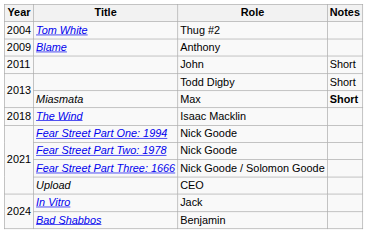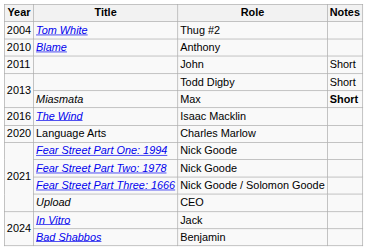(19, 47) 2009 -> (19, 47) 2010
(19, 116) 2018 -> (19, 116) 2016
+ row: (71, 133)
